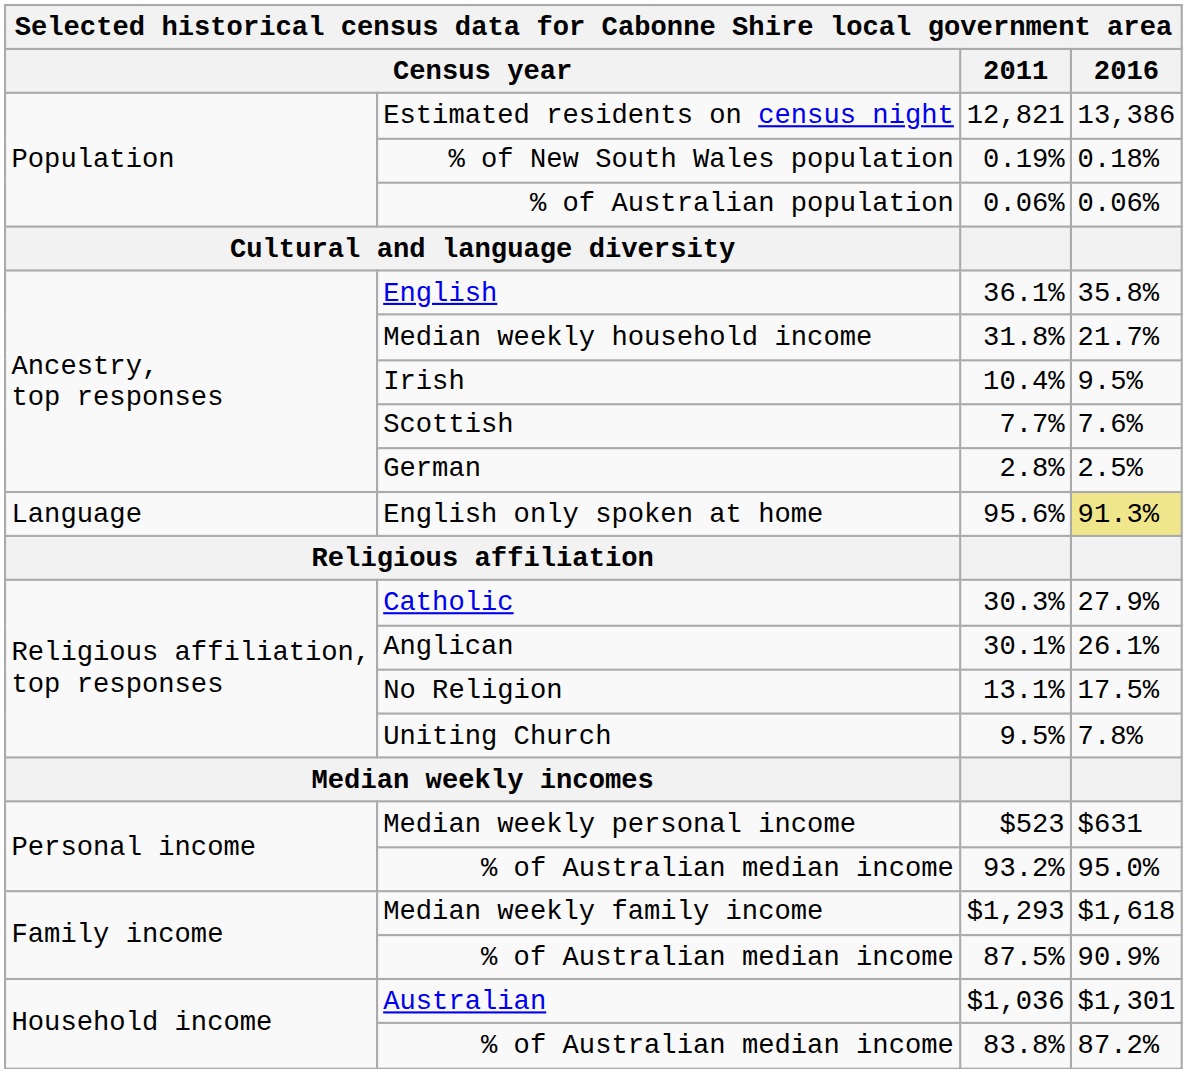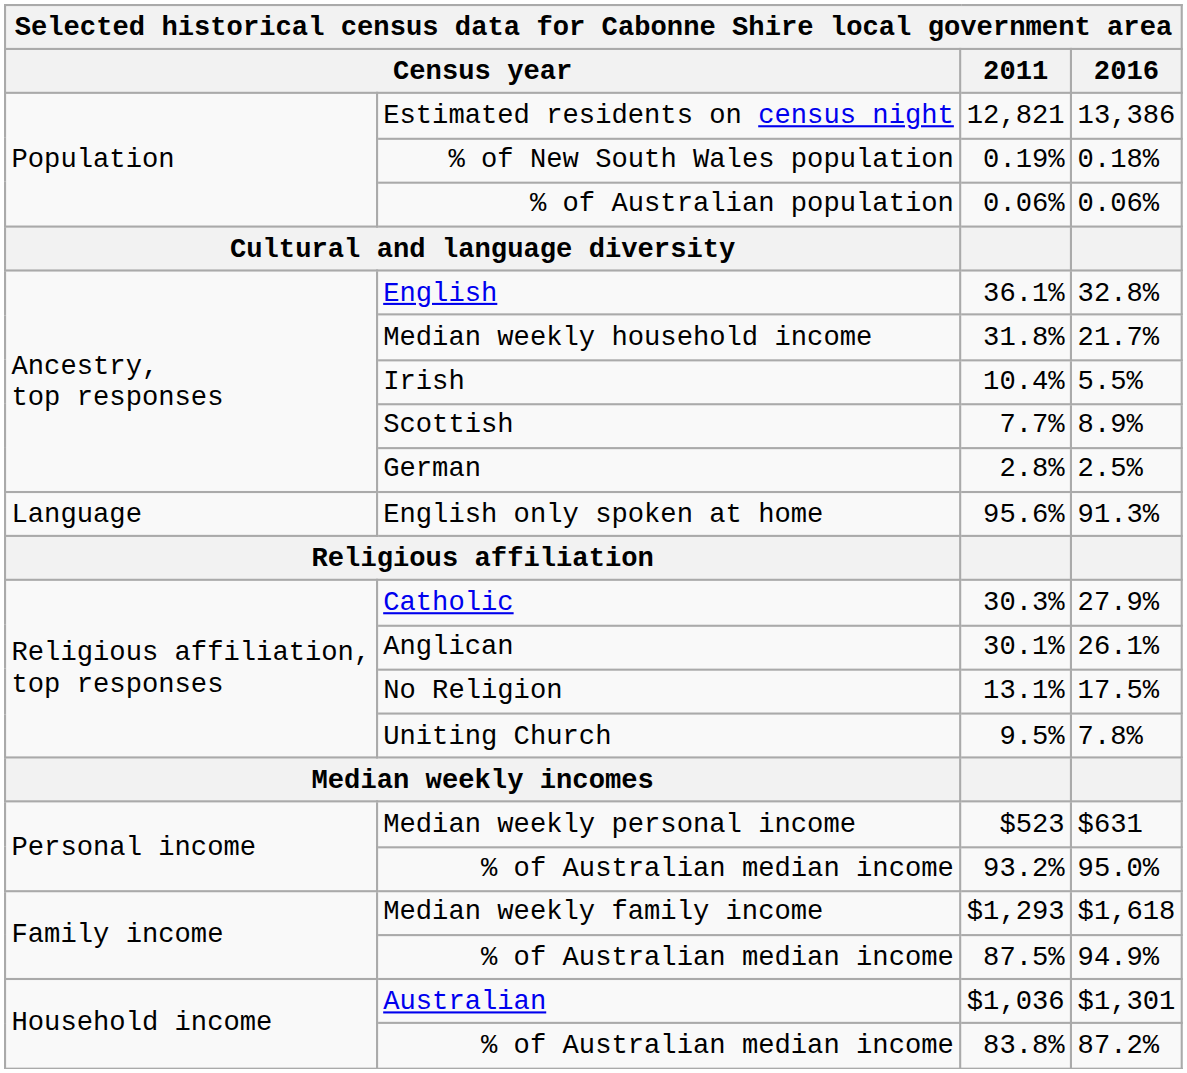(1118, 293) 35.8% -> (1118, 293) 32.8%
(1110, 381) 9.5% -> (1110, 381) 5.5%
(1110, 426) 7.6% -> (1110, 426) 8.9%
(1118, 514) khaki background -> (1118, 514) no background
(1118, 957) 90.9% -> (1118, 957) 94.9%
